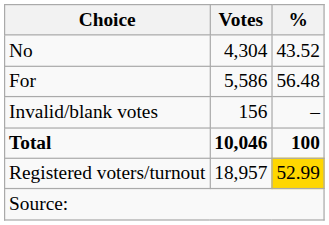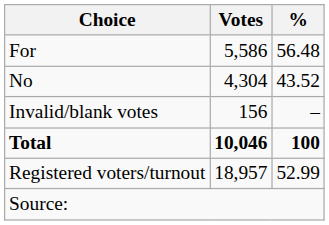rows swapped: (23, 81) <-> (21, 50)
(298, 173) gold background -> (298, 173) no background
